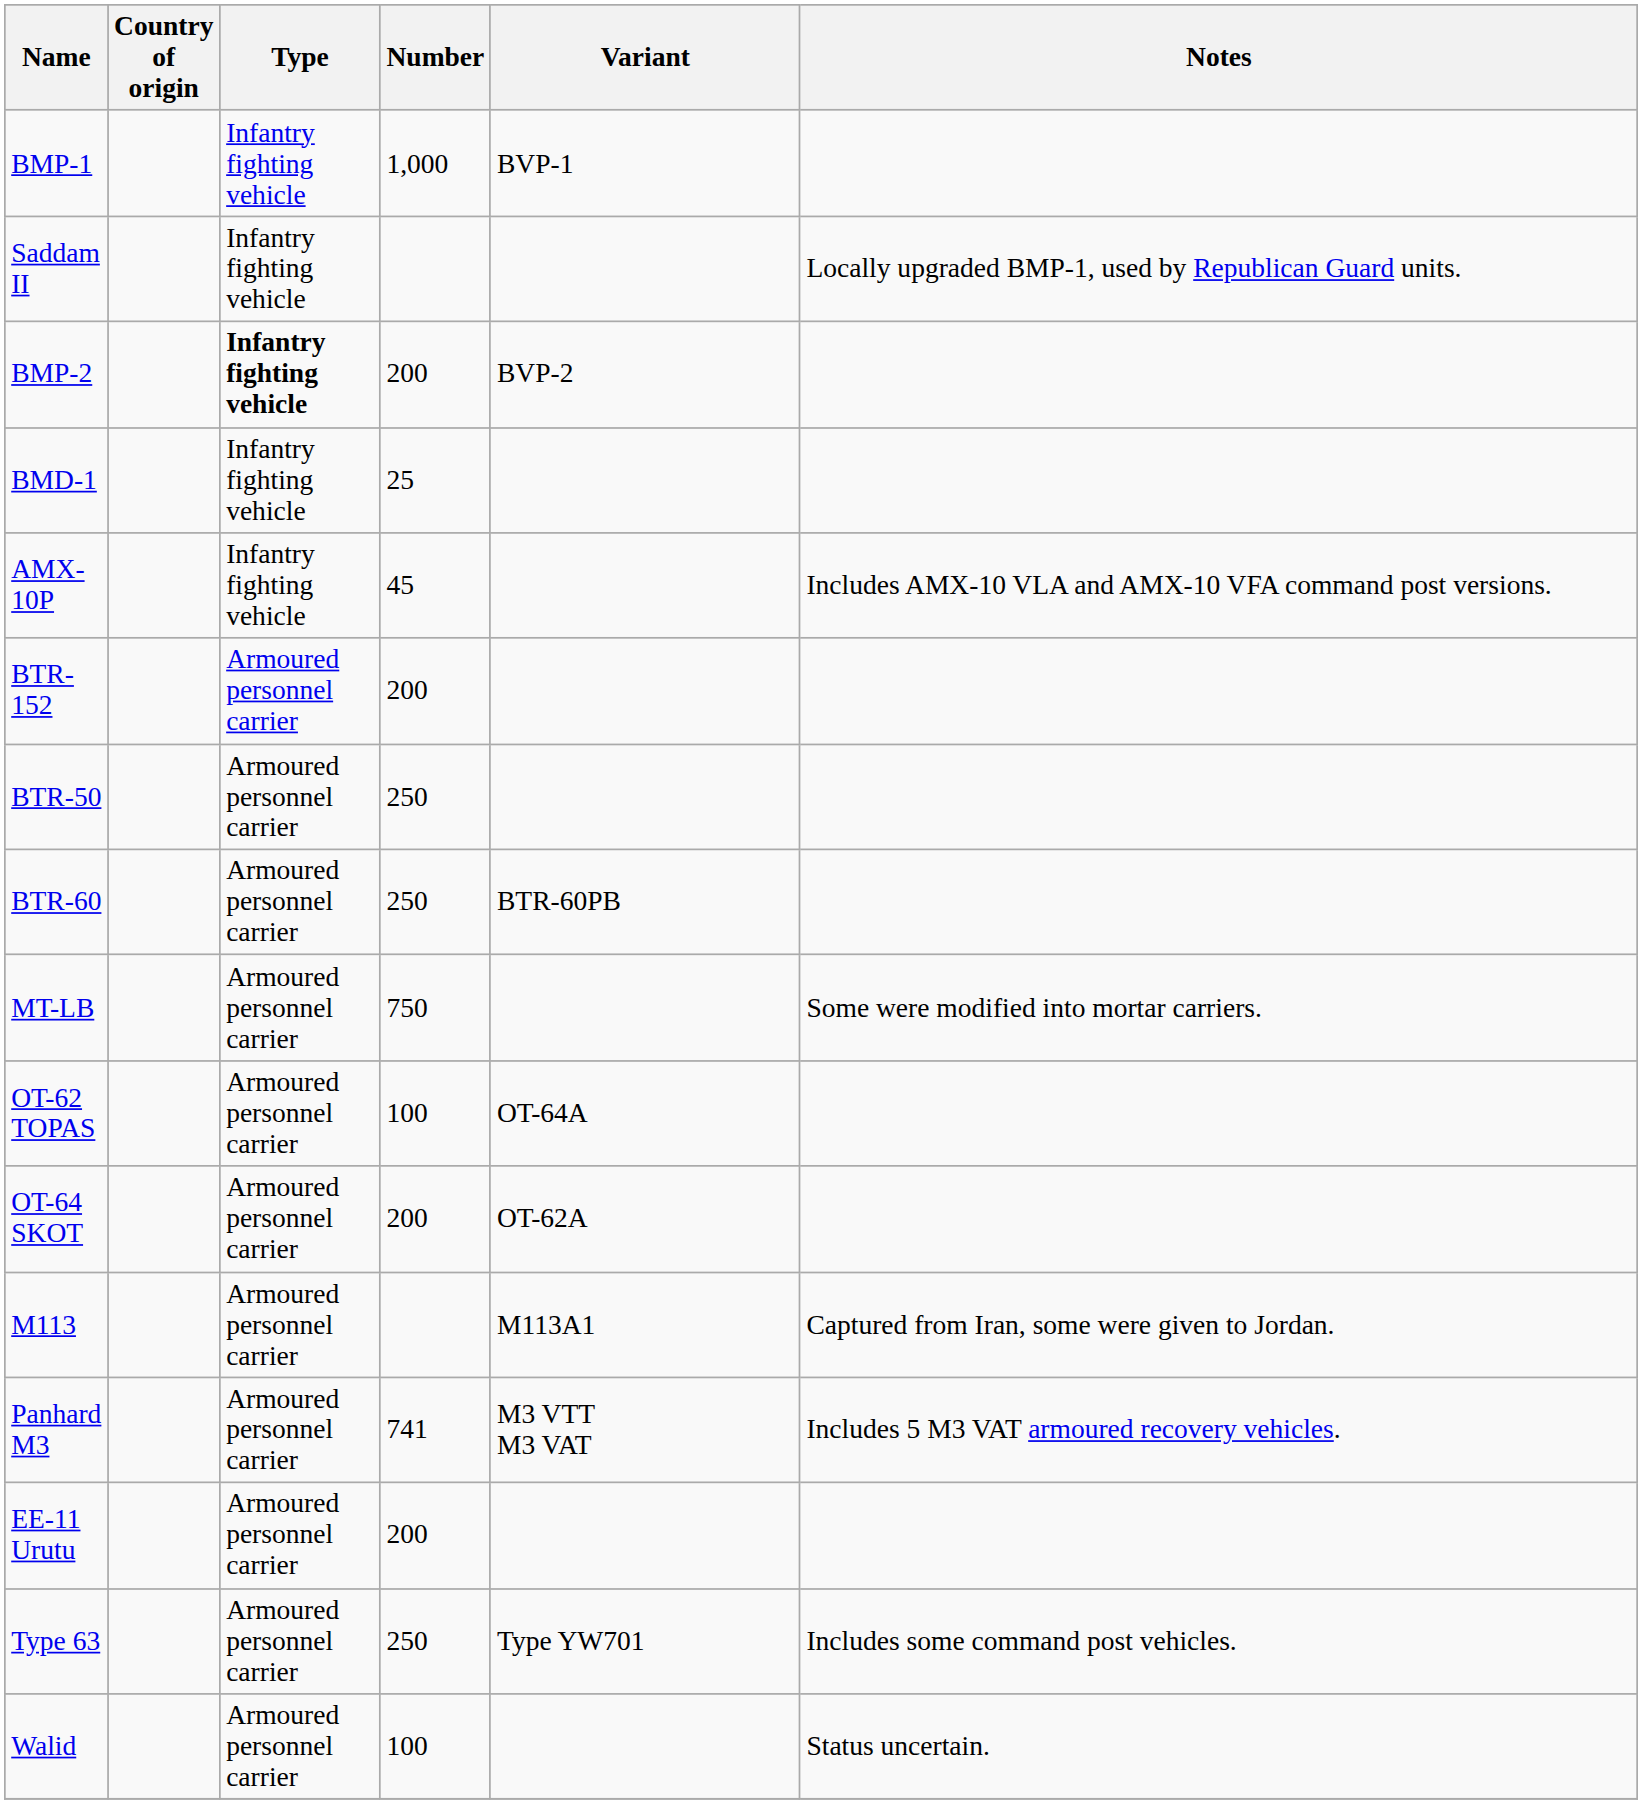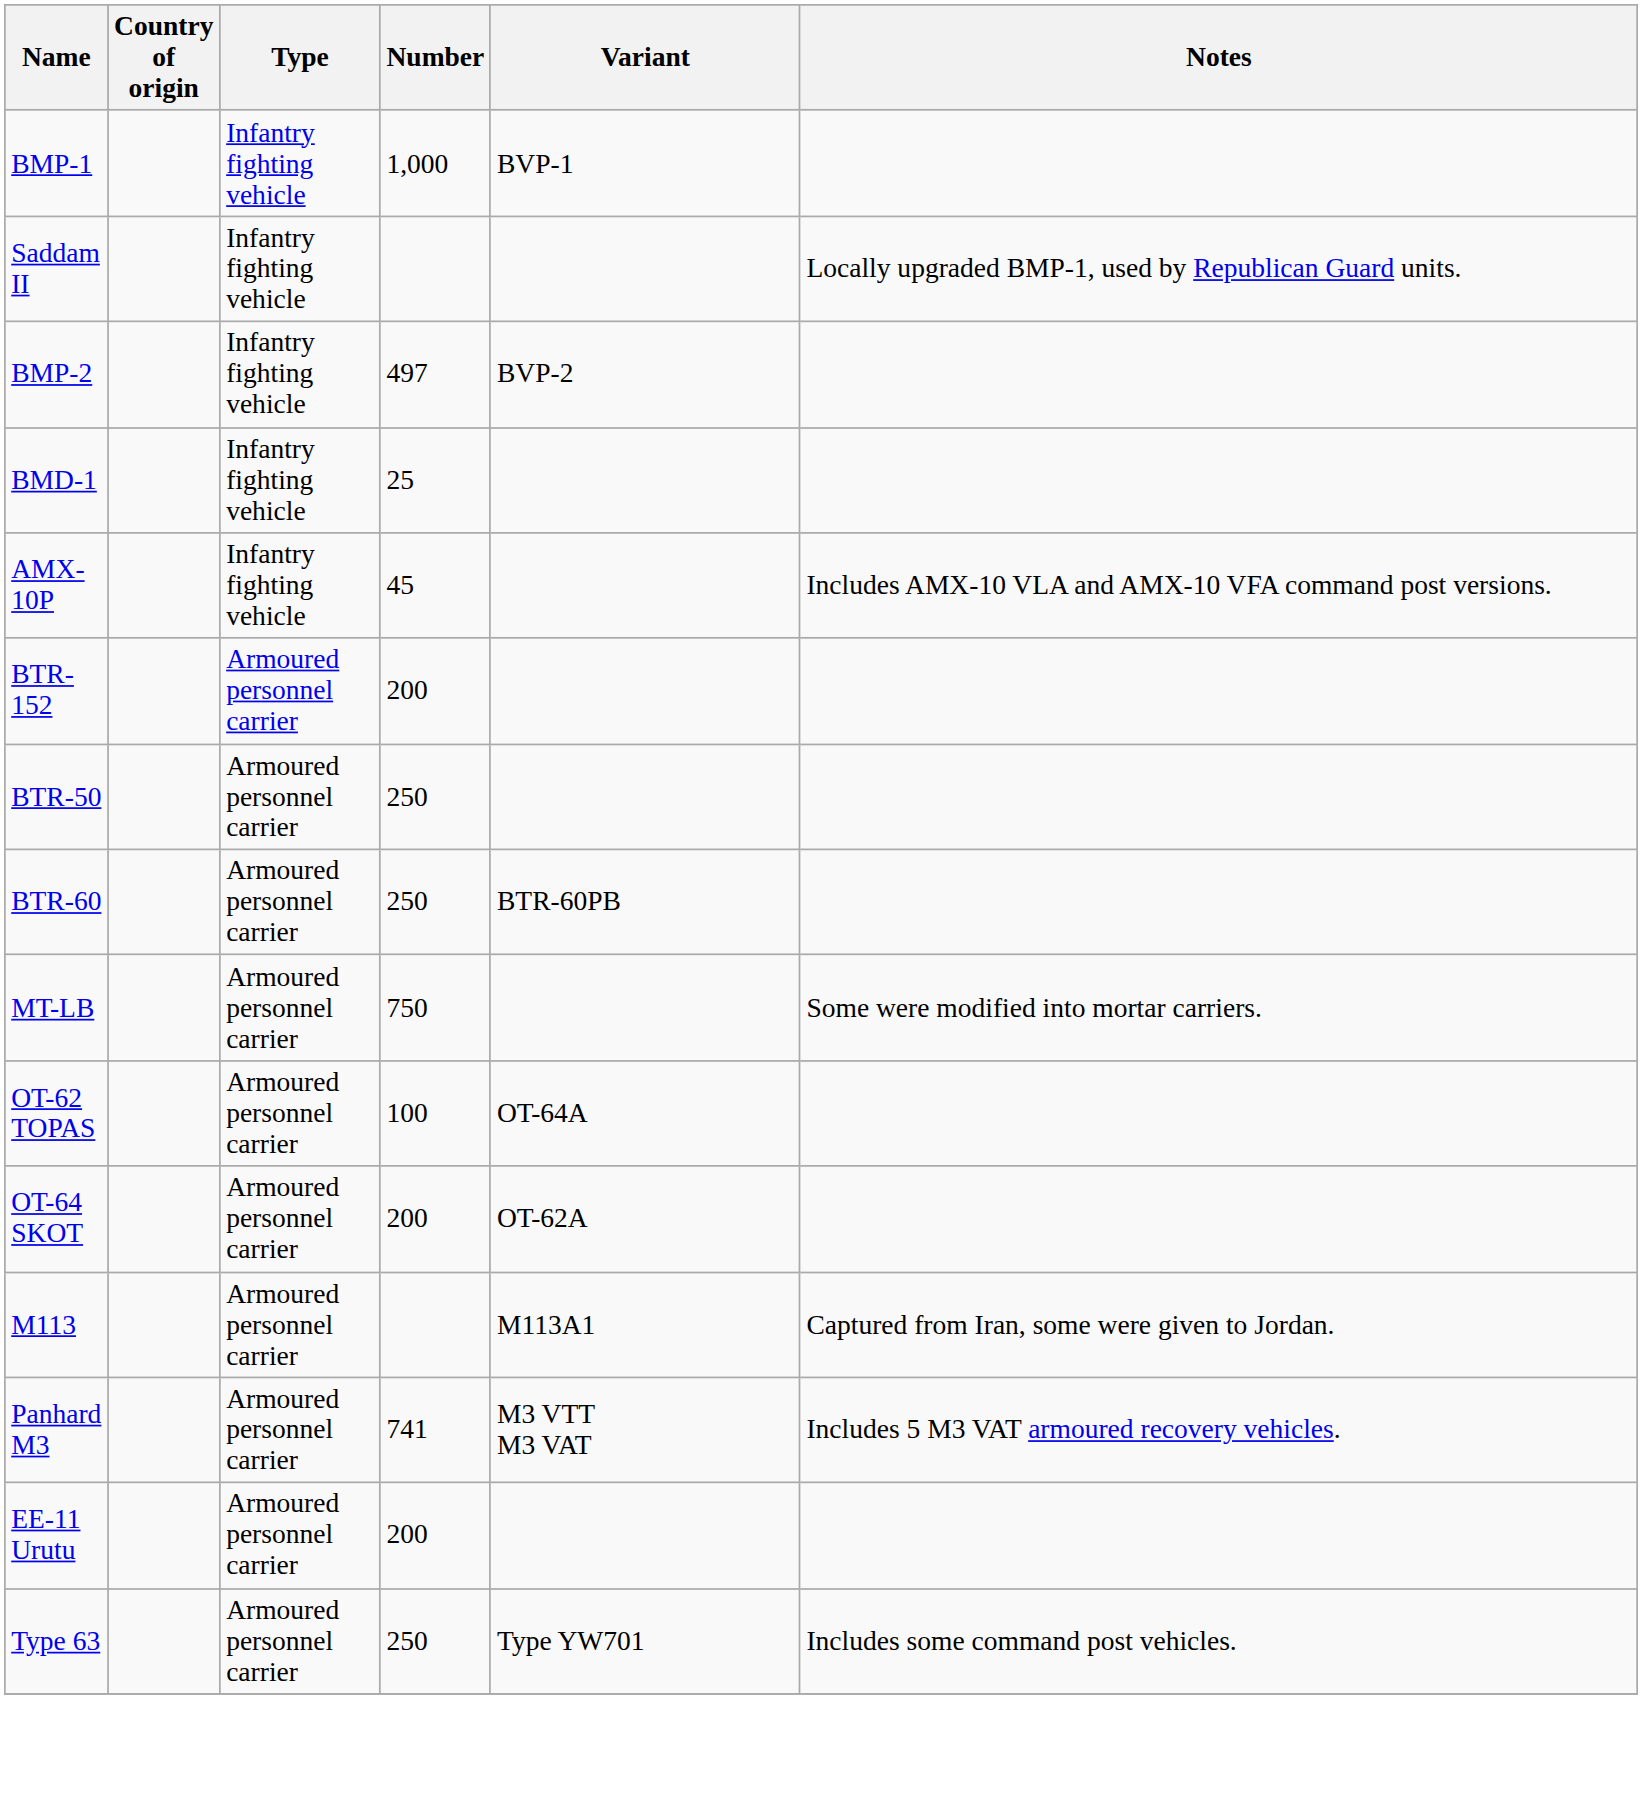(276, 373) bold -> (270, 373) normal
(407, 373) 200 -> (407, 373) 497
- row: (44, 1746)
